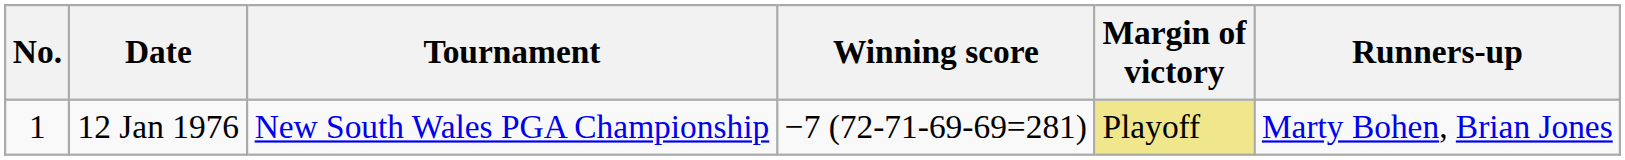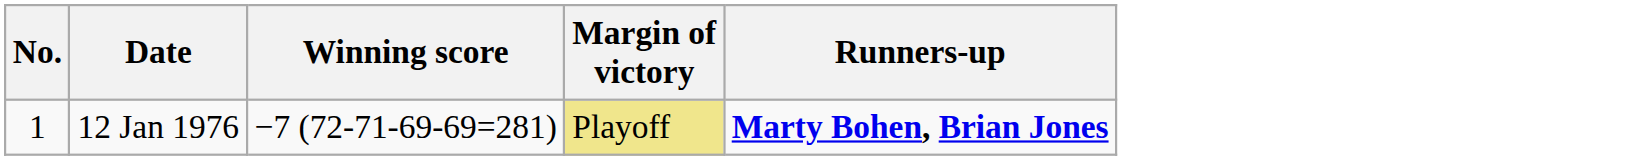- column: (512, 52)
(1437, 126) normal -> (920, 126) bold
